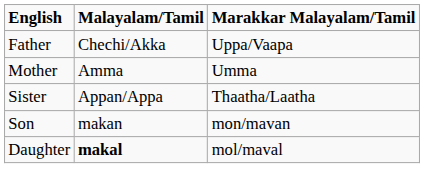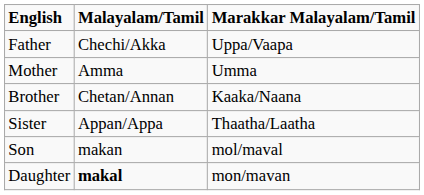+ row: (34, 96)
(251, 123) mon/mavan -> (247, 149) mol/maval
(247, 149) mol/maval -> (251, 176) mon/mavan
